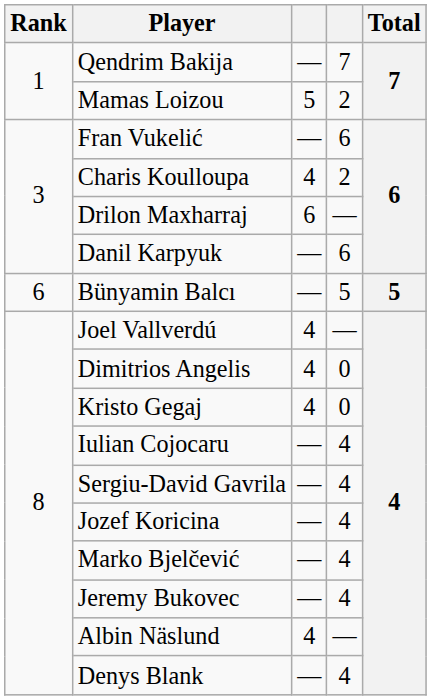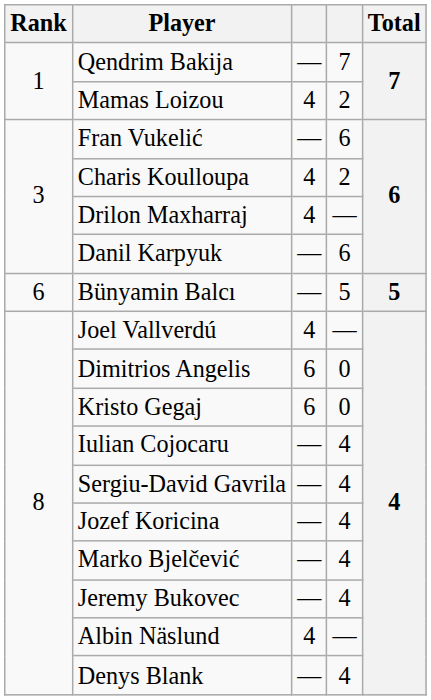(309, 100) 5 -> (309, 100) 4
(309, 215) 6 -> (309, 215) 4
(309, 368) 4 -> (309, 368) 6
(309, 406) 4 -> (309, 406) 6
